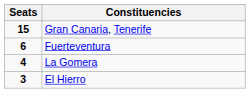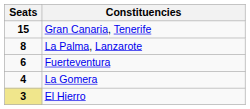+ row: (93, 46)
(23, 79) no background -> (23, 96) khaki background
